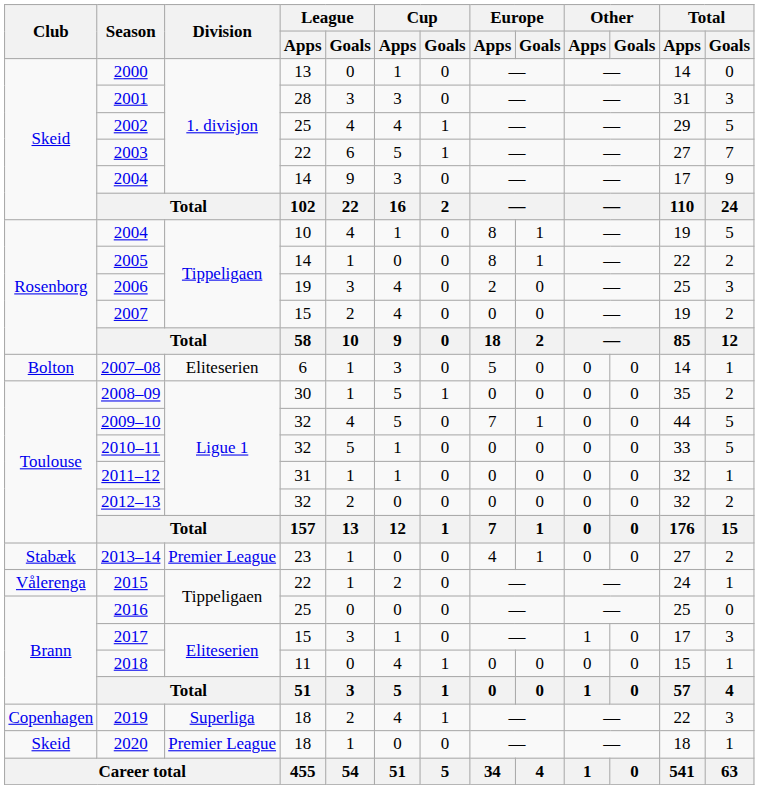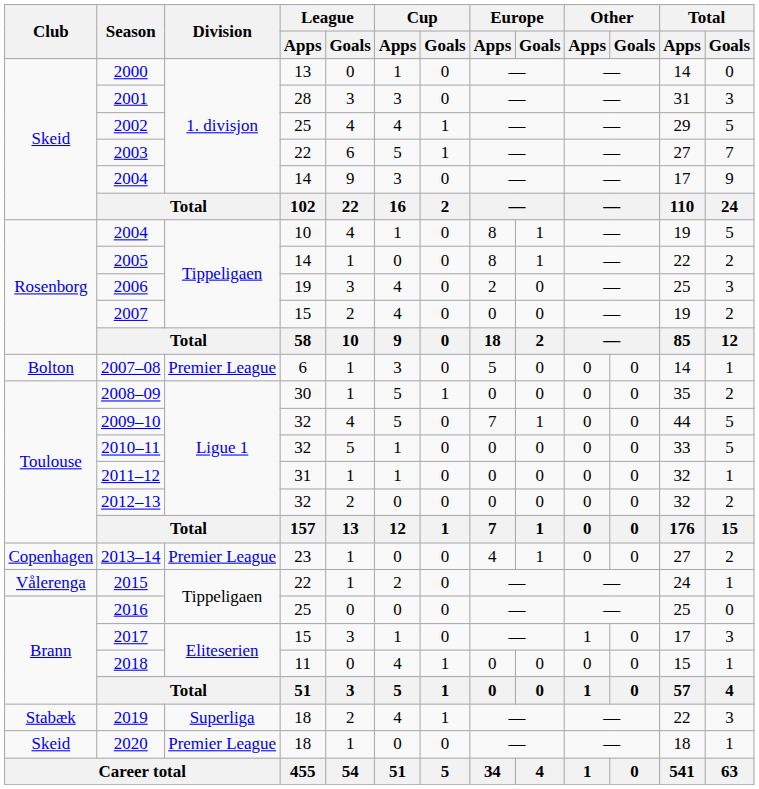(222, 367) Eliteserien -> (222, 367) Premier League
(51, 555) Stabæk -> (51, 555) Copenhagen
(51, 717) Copenhagen -> (51, 717) Stabæk
